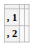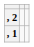rows swapped: (12, 17) <-> (12, 34)
